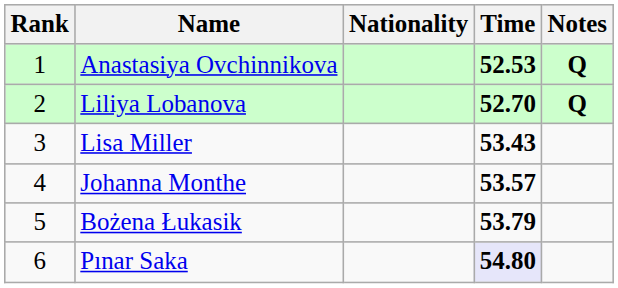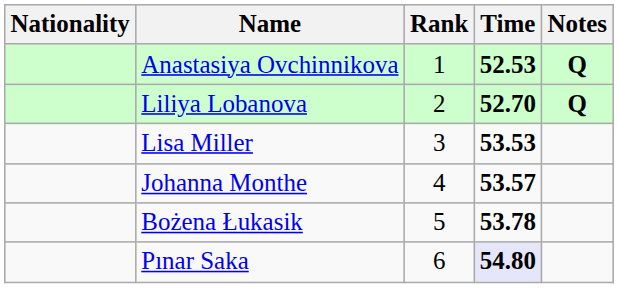columns swapped: (40, 24) <-> (409, 24)
(508, 143) 53.43 -> (508, 143) 53.53
(508, 222) 53.79 -> (508, 222) 53.78
